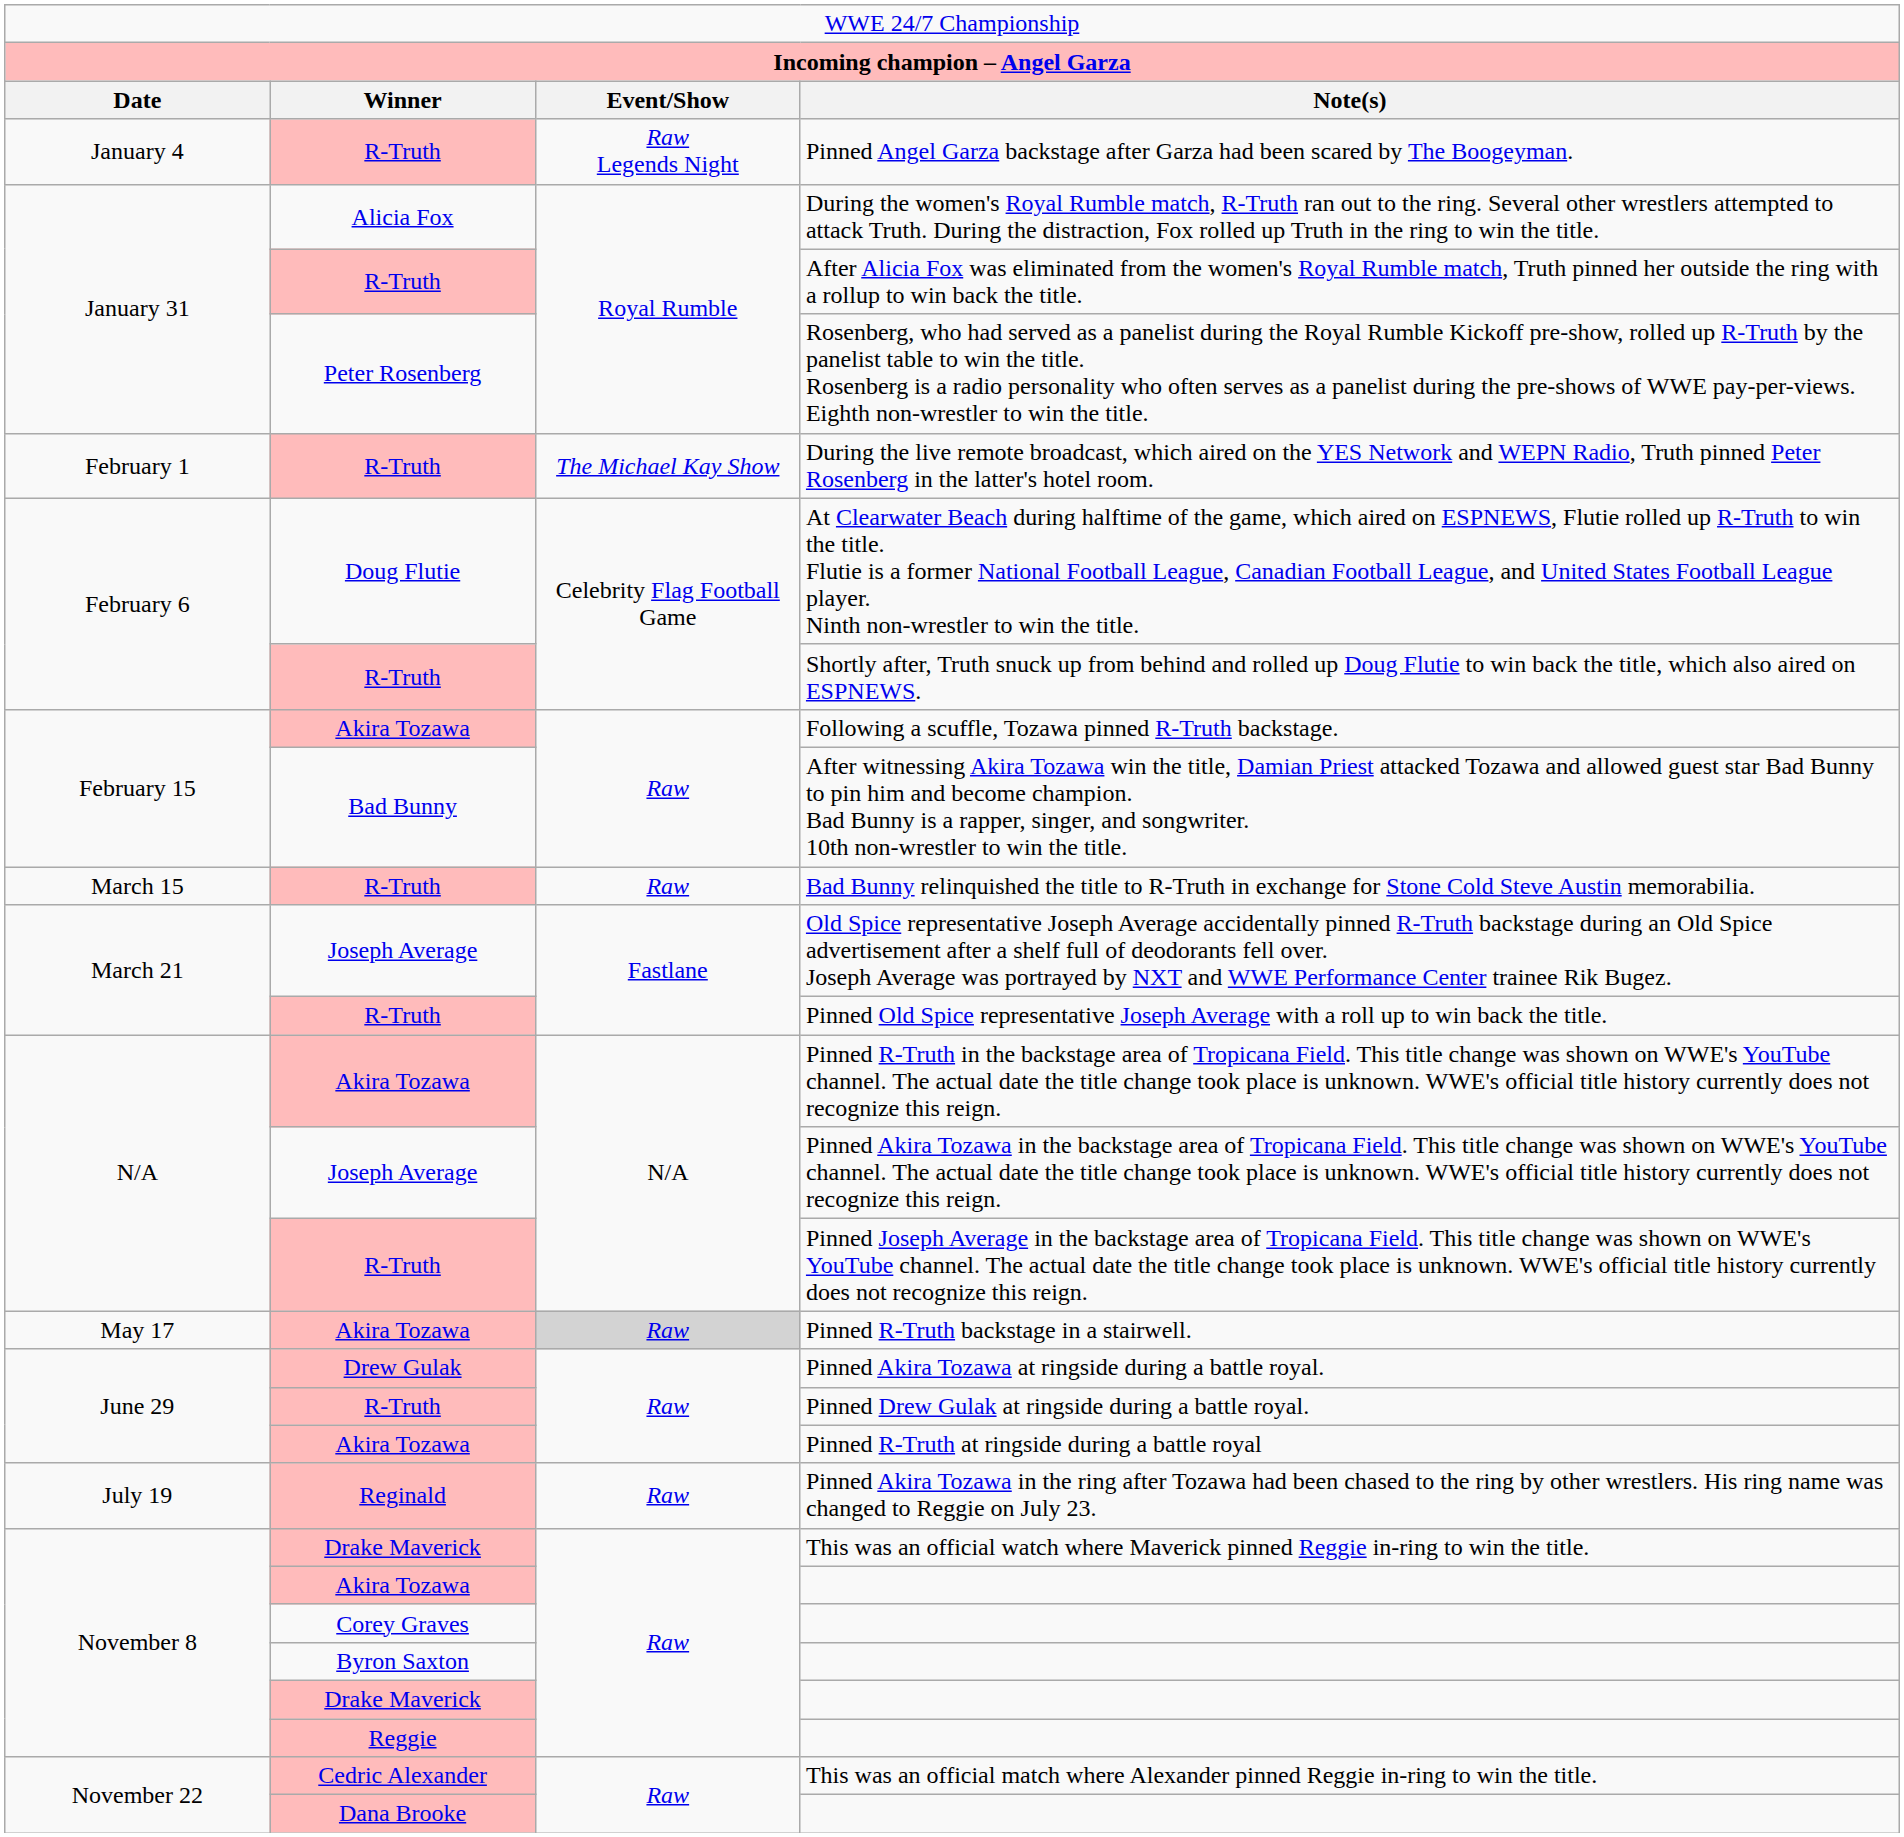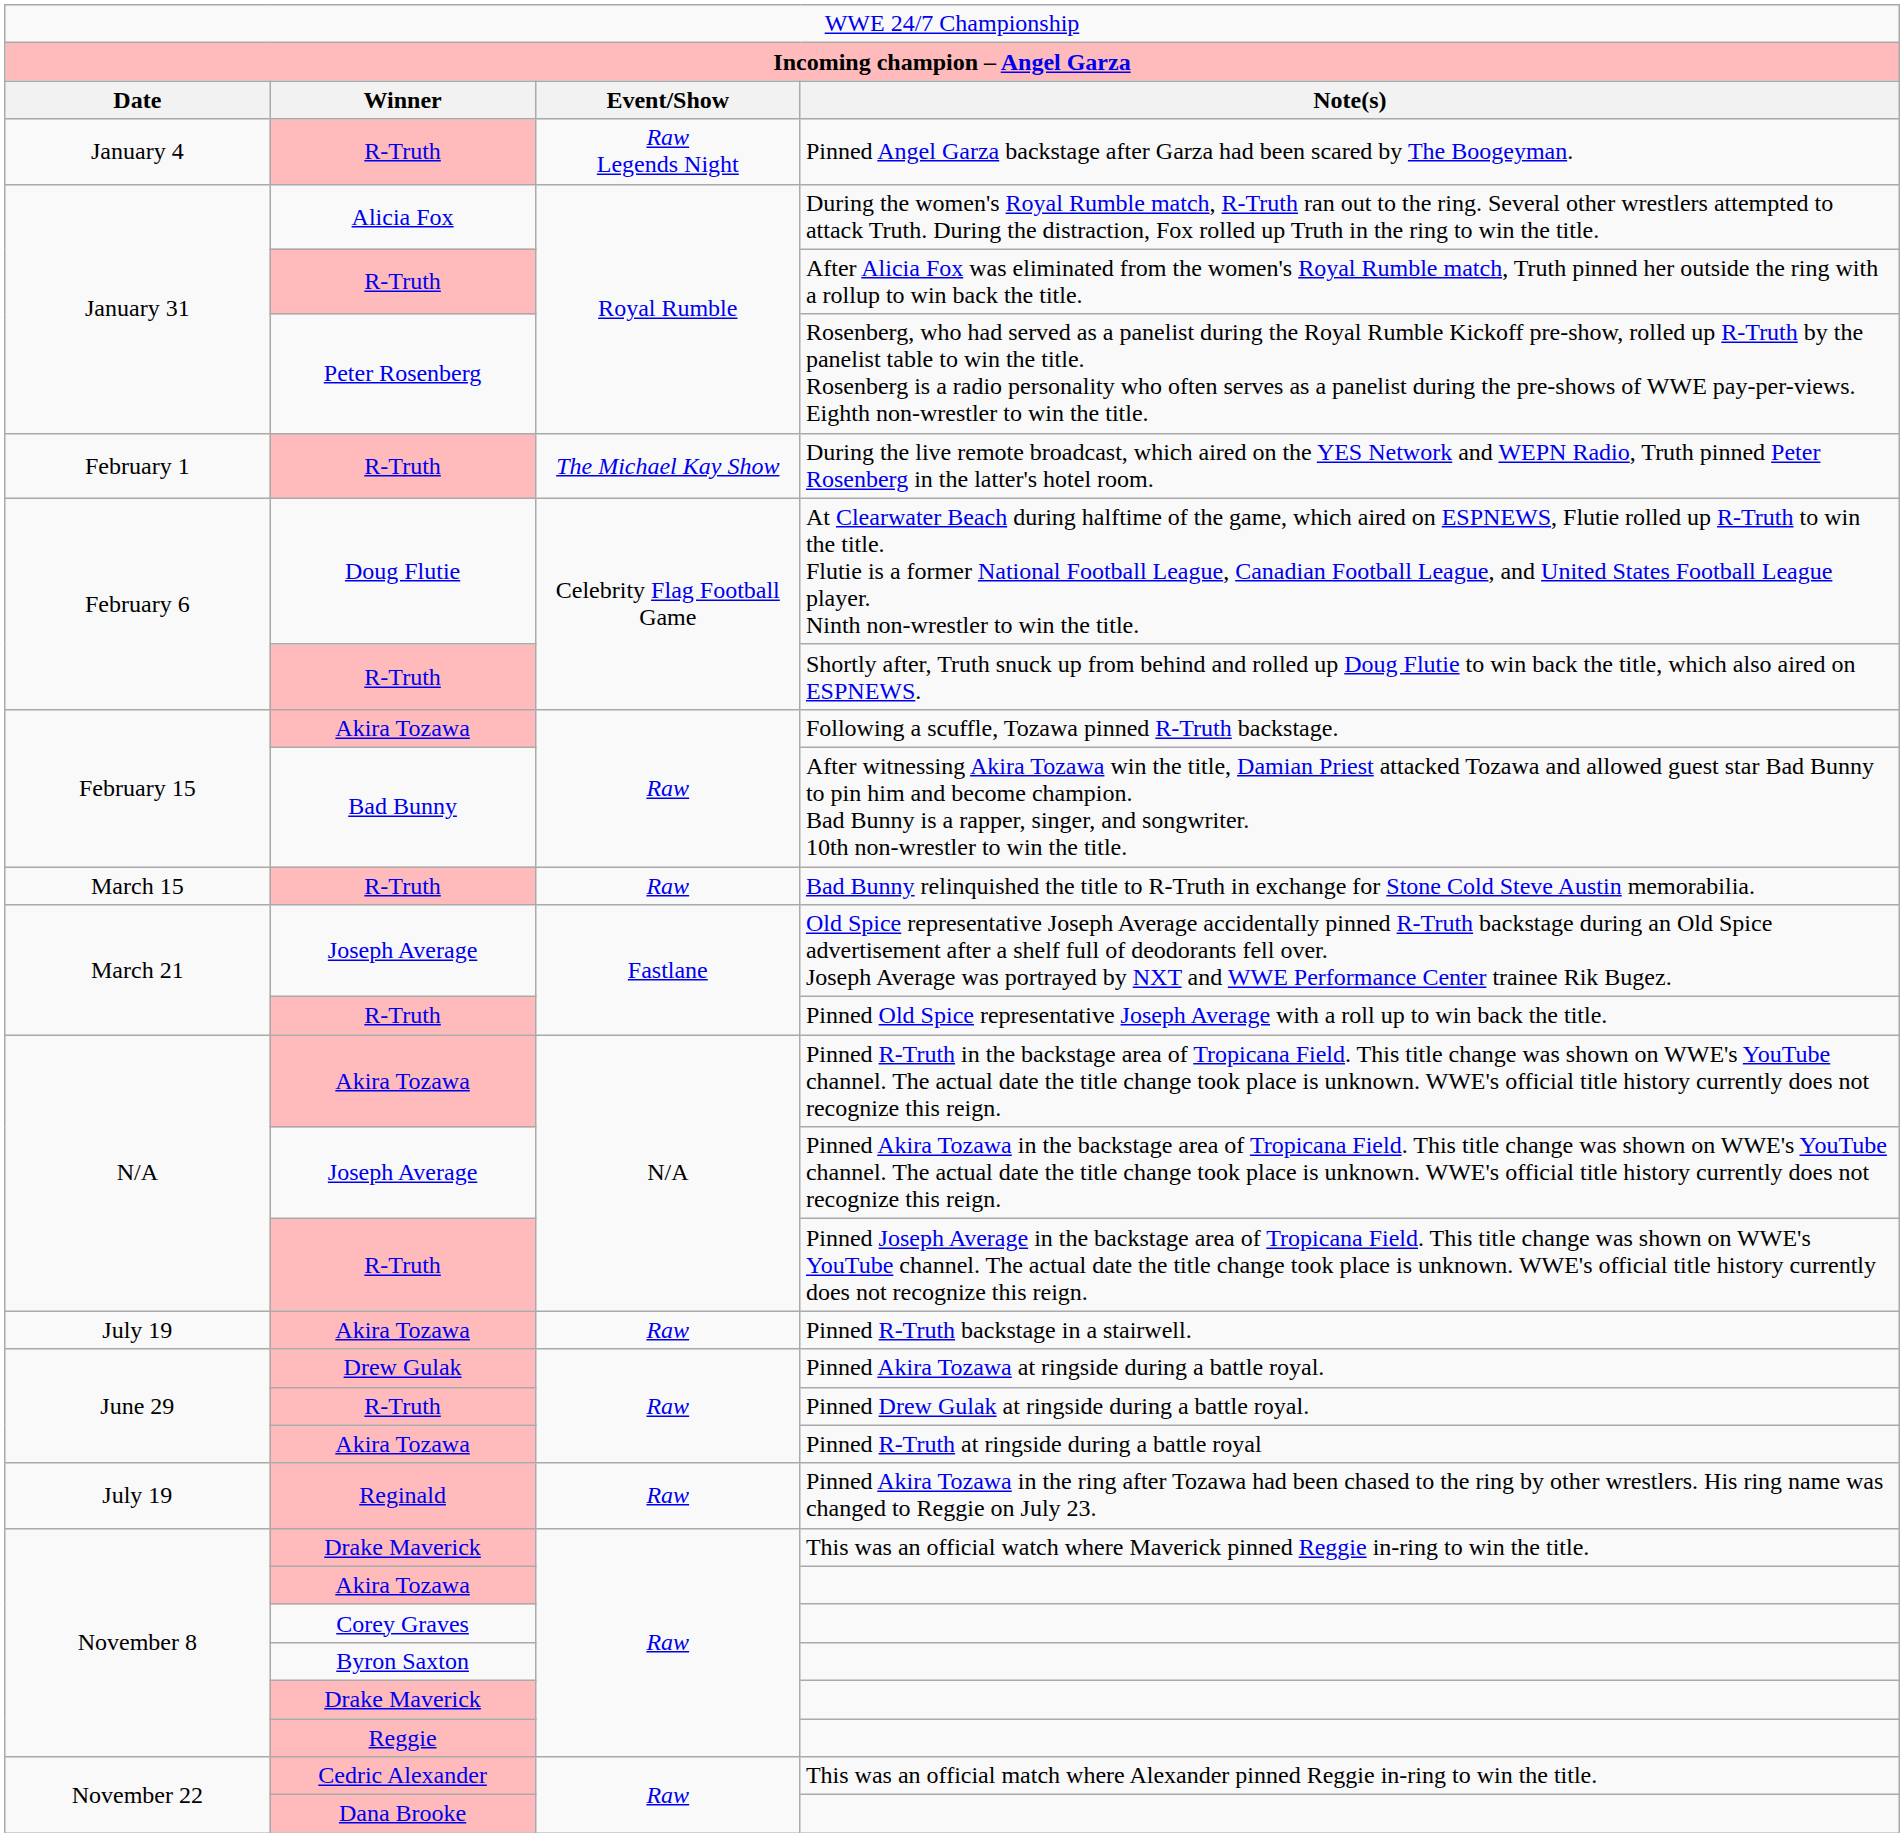(137, 1329) May 17 -> (137, 1329) July 19
(668, 1329) lightgrey background -> (668, 1329) no background
